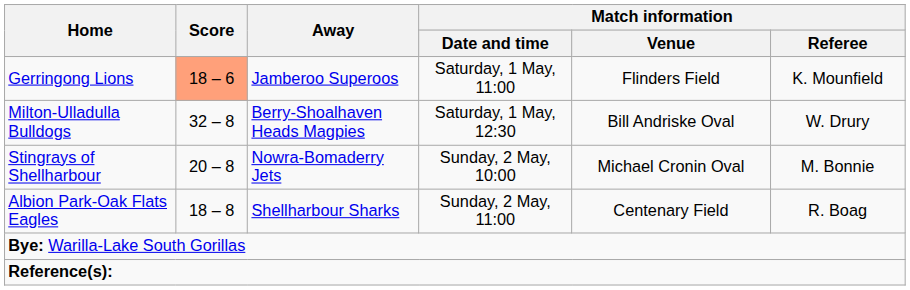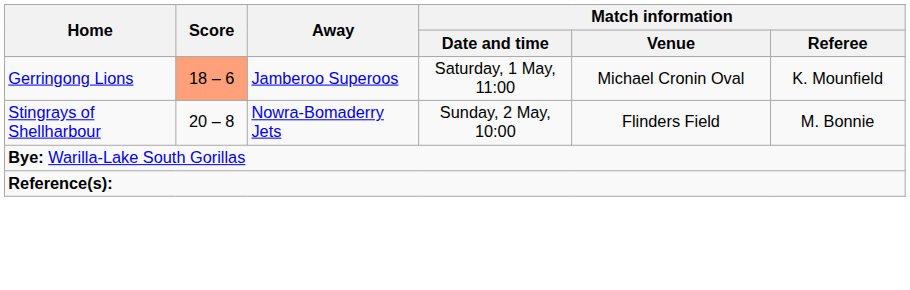(671, 78) Flinders Field -> (671, 78) Michael Cronin Oval
- row: (64, 122)
(671, 166) Michael Cronin Oval -> (671, 122) Flinders Field
- row: (88, 211)
